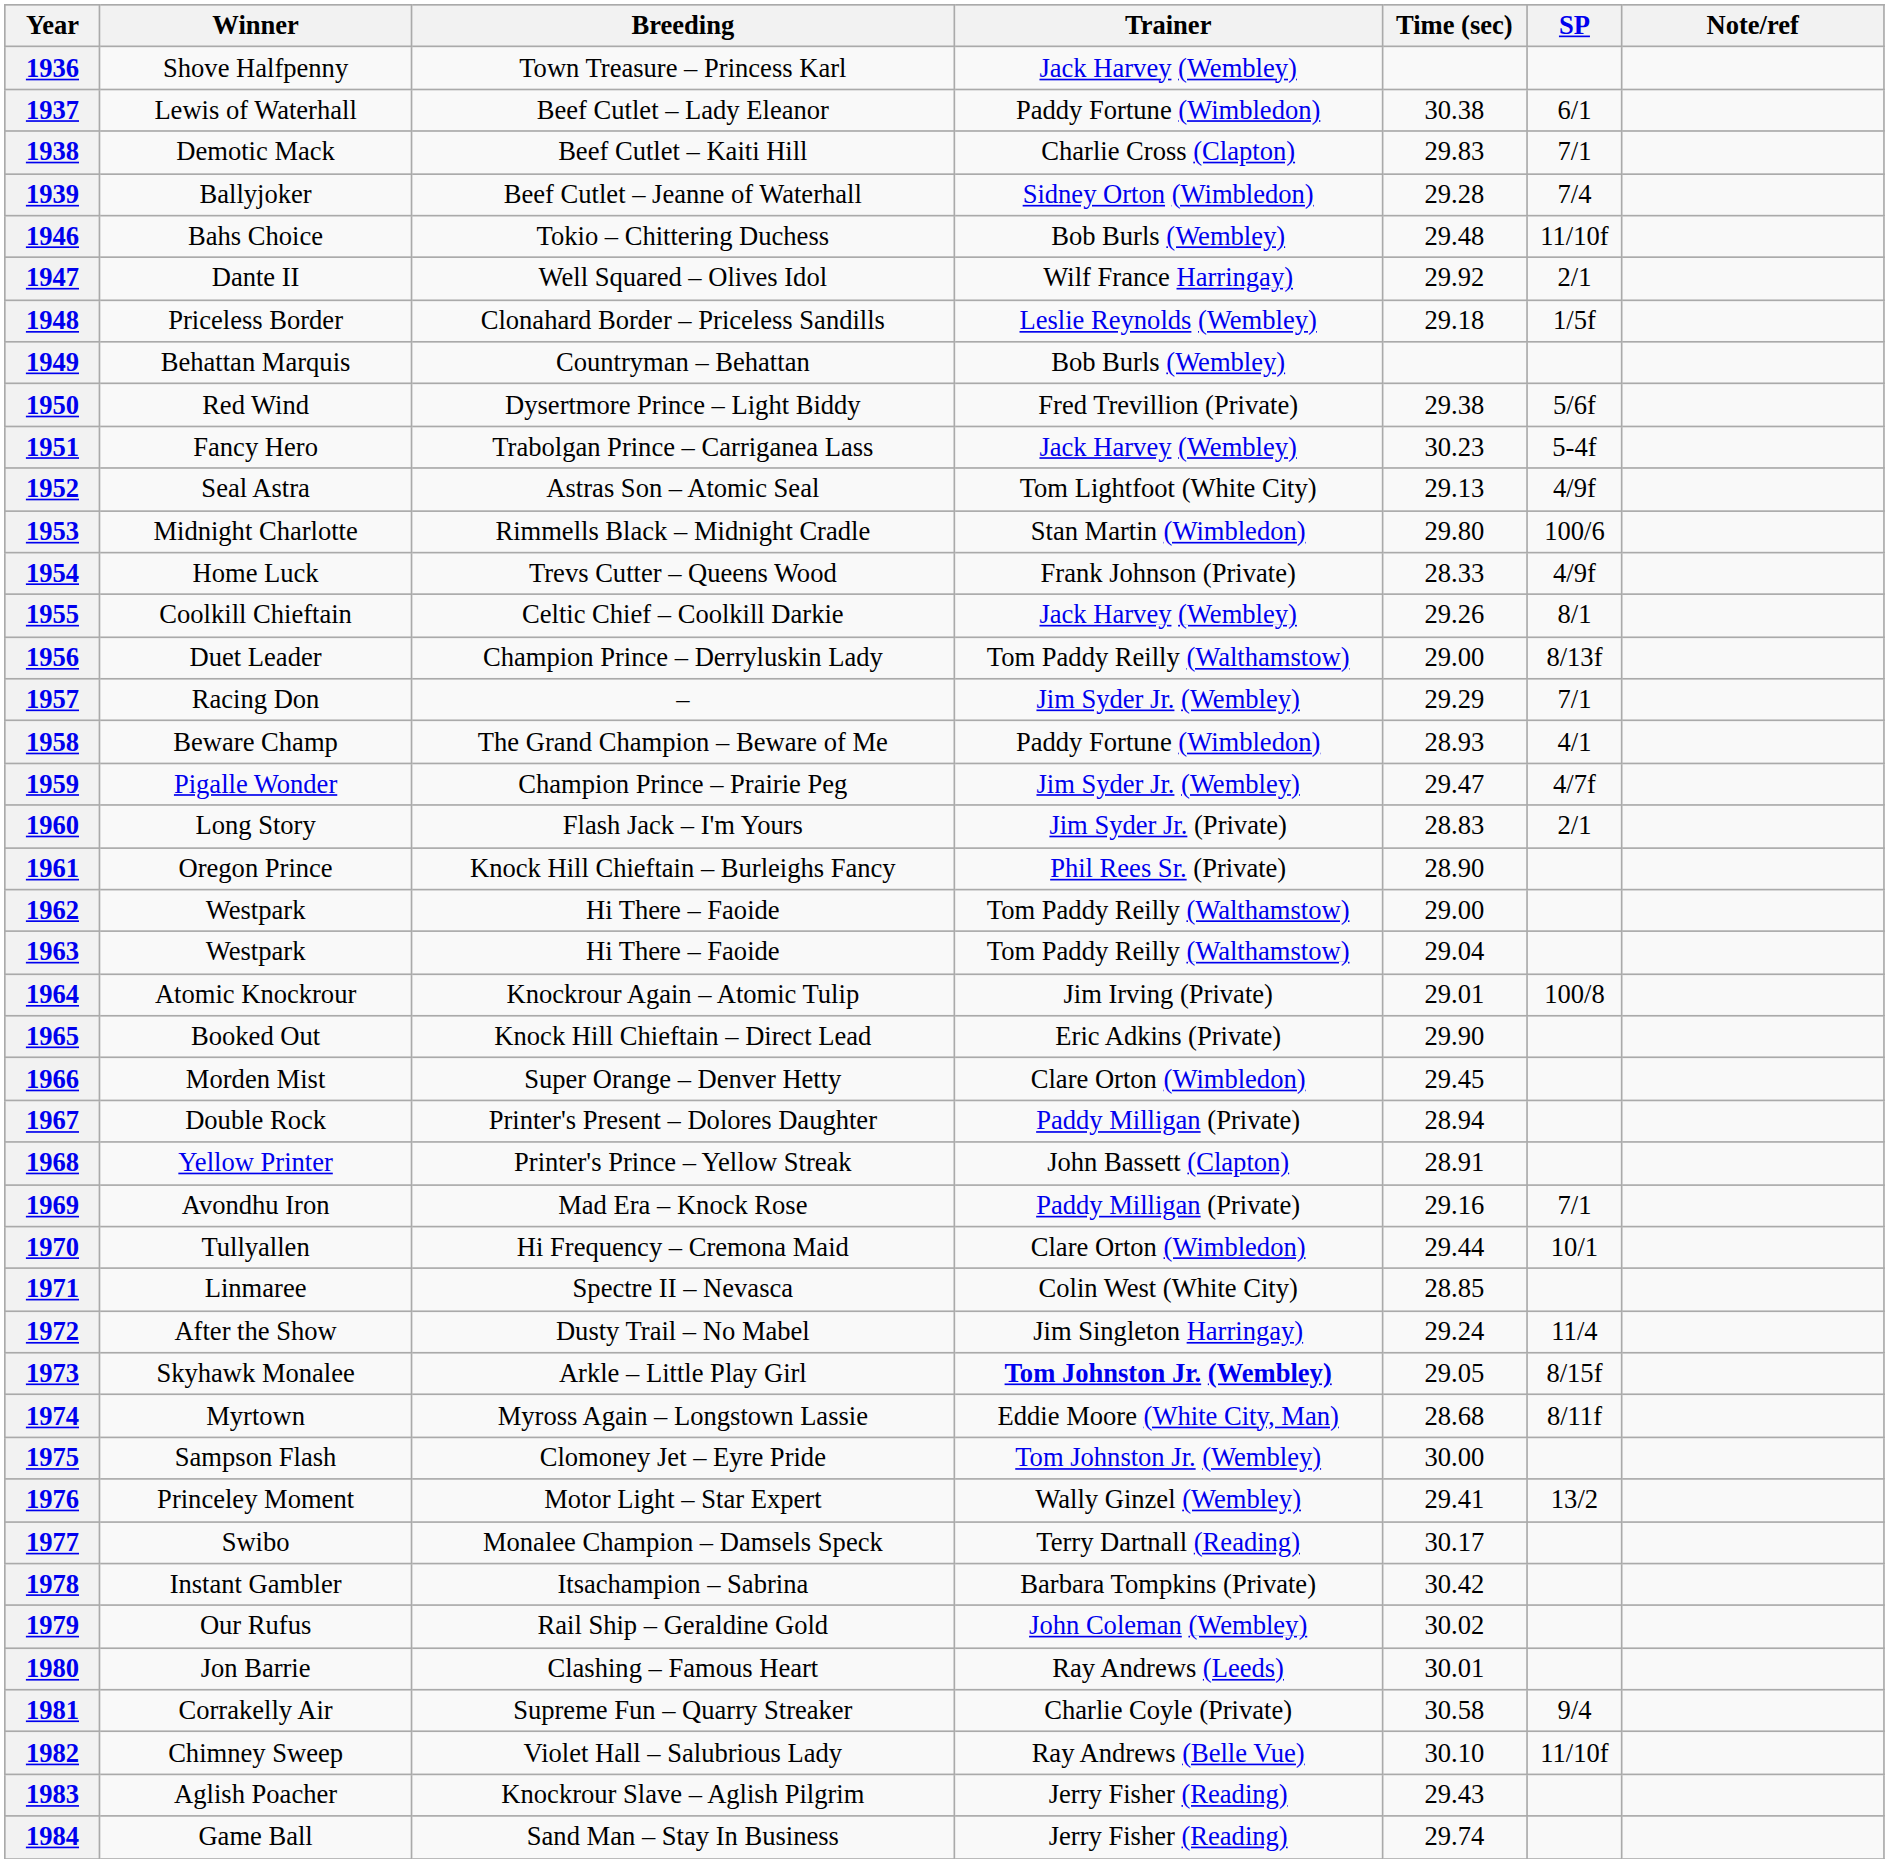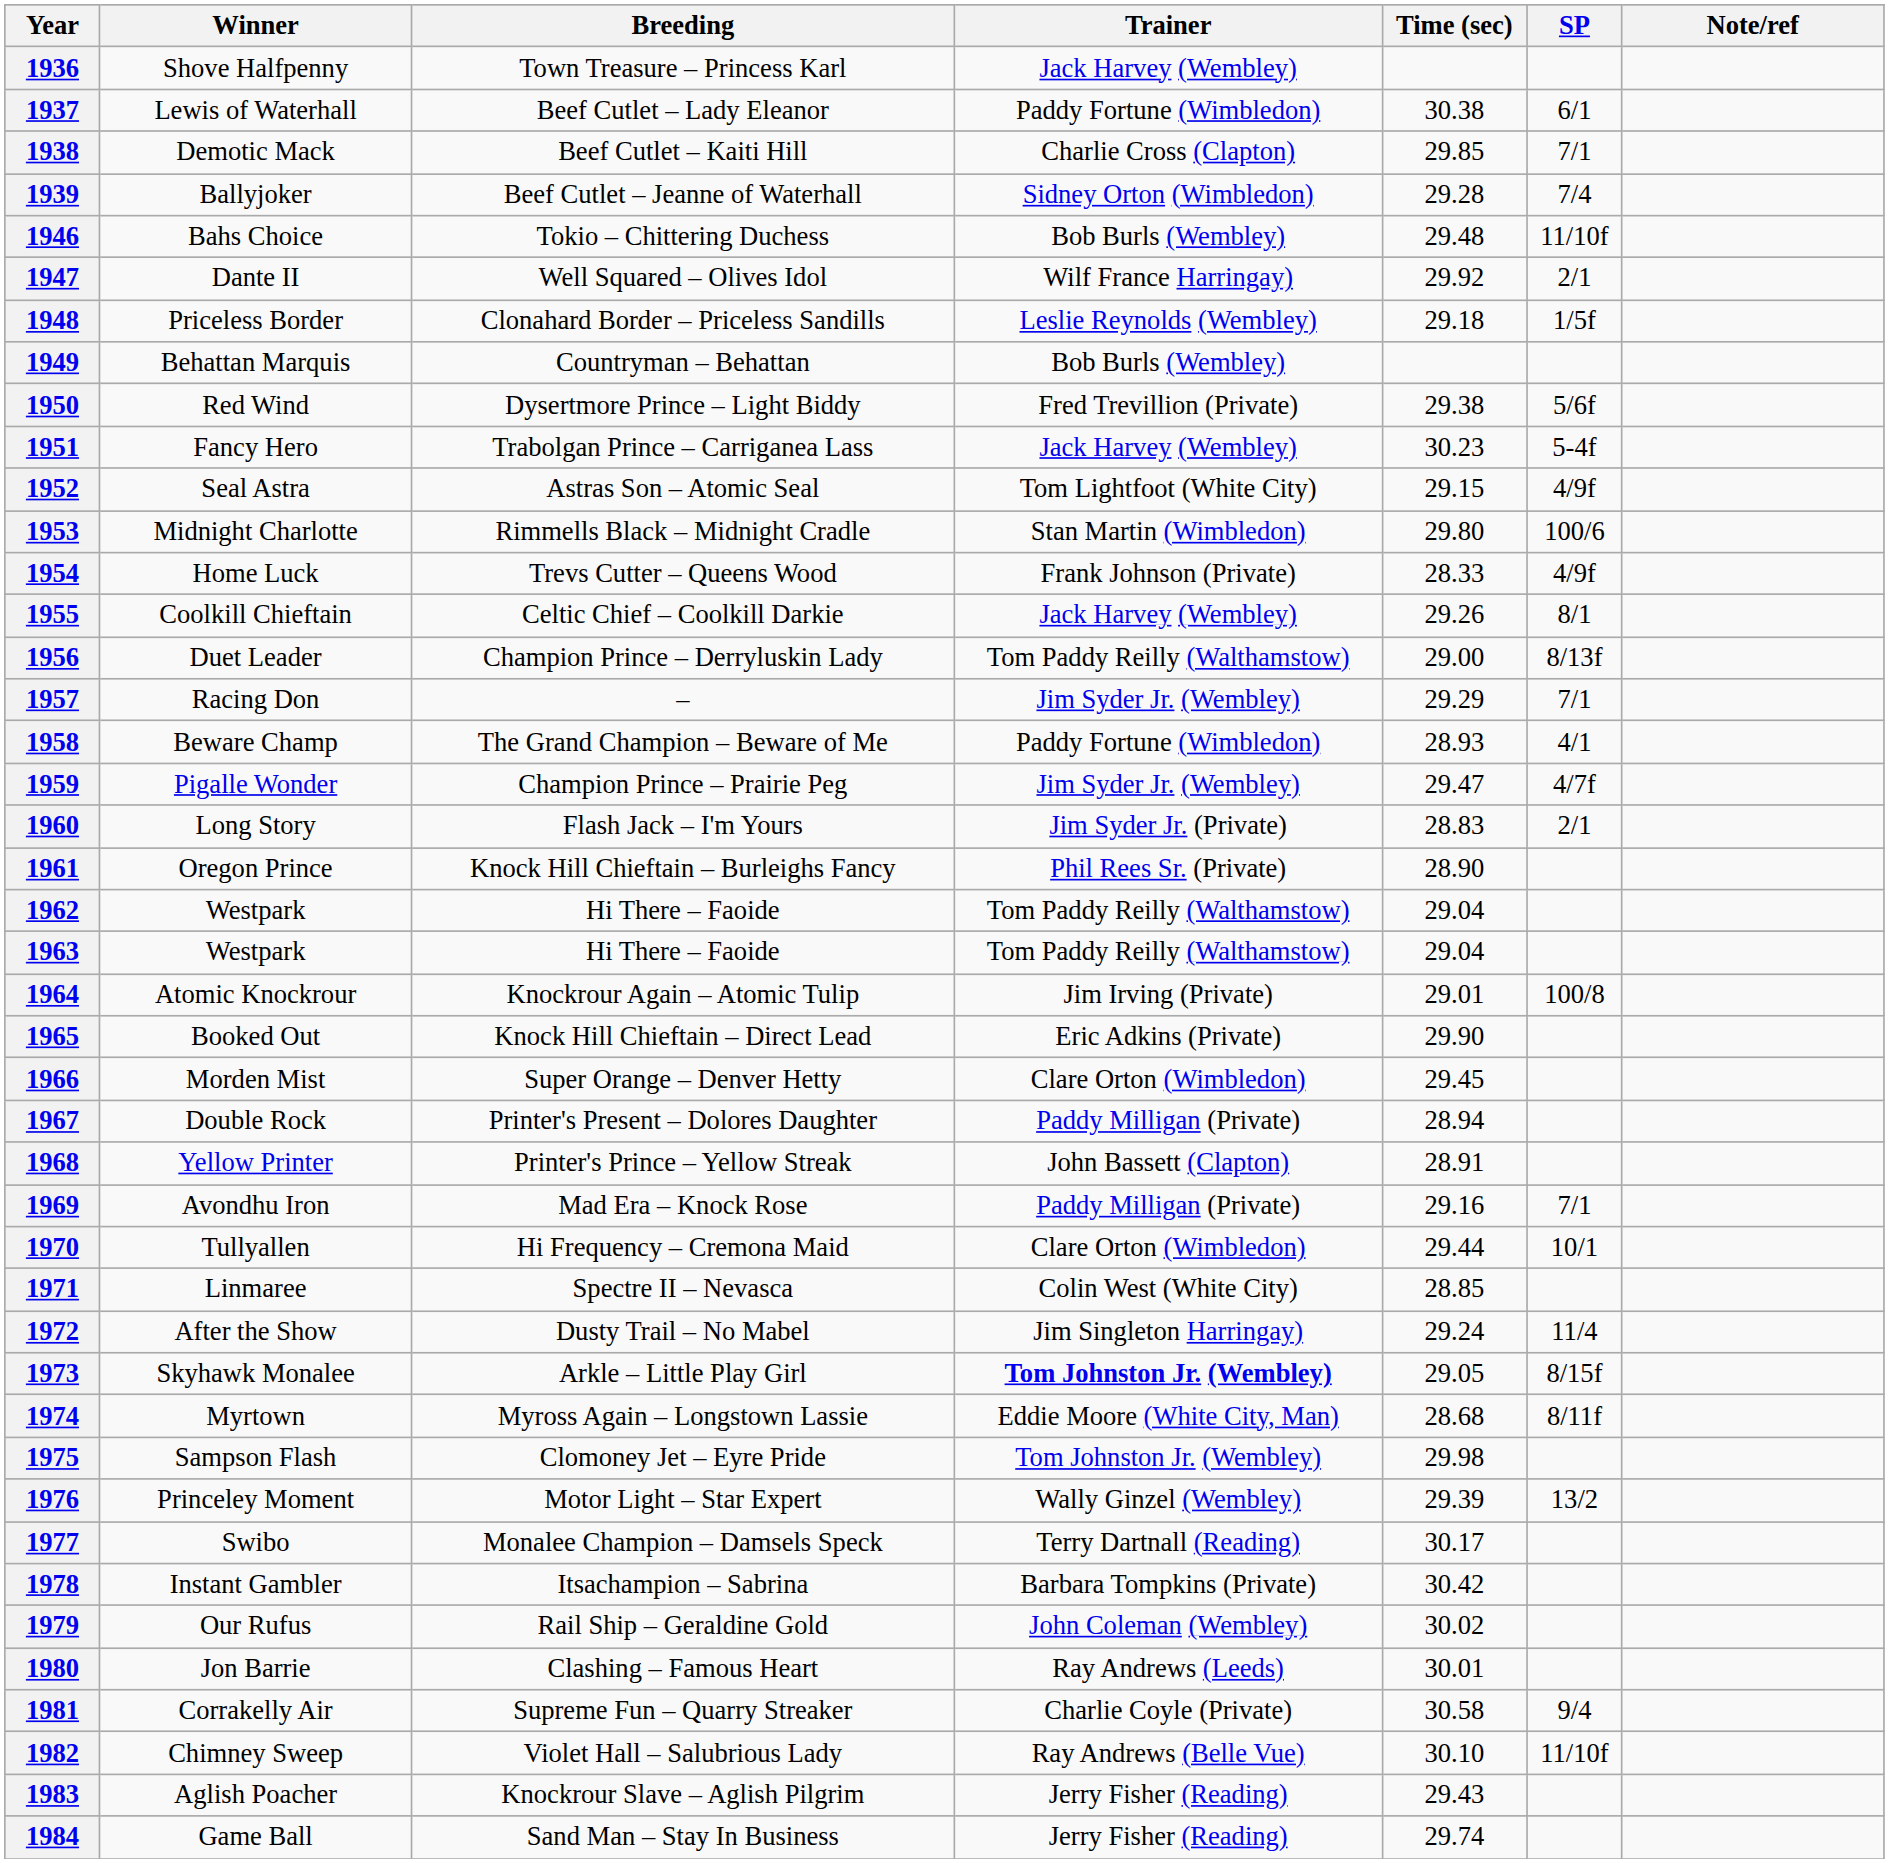(1454, 151) 29.83 -> (1454, 151) 29.85
(1454, 488) 29.13 -> (1454, 488) 29.15
(1454, 910) 29.00 -> (1454, 910) 29.04
(1454, 1457) 30.00 -> (1454, 1457) 29.98
(1454, 1499) 29.41 -> (1454, 1499) 29.39
